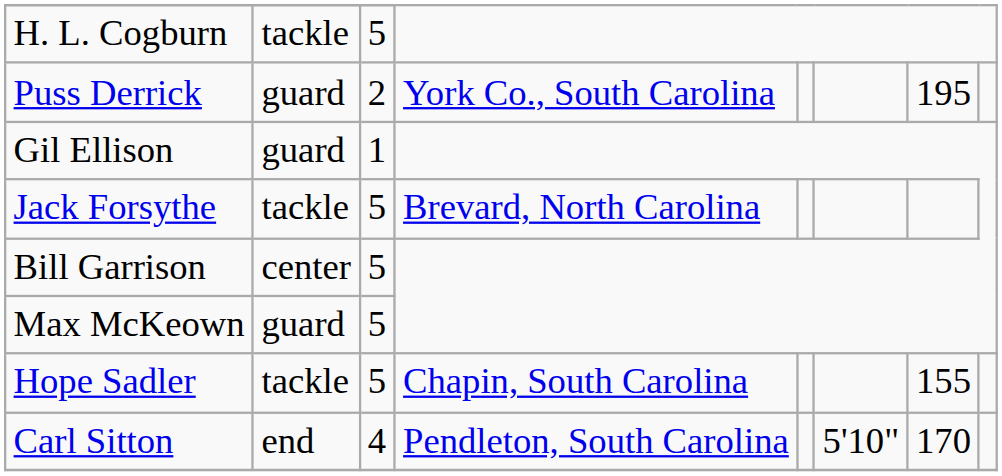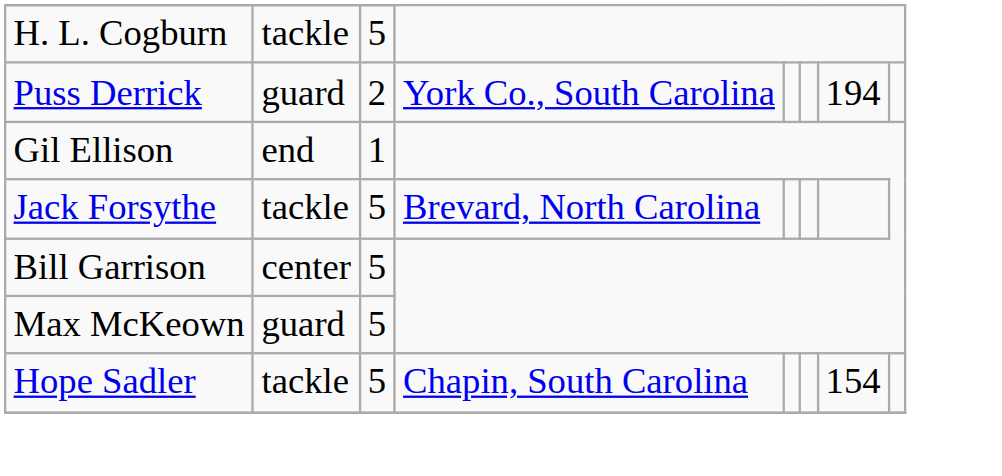(943, 91) 195 -> (853, 91) 194
(303, 149) guard -> (288, 149) end
(943, 382) 155 -> (853, 382) 154
- row: (93, 440)
